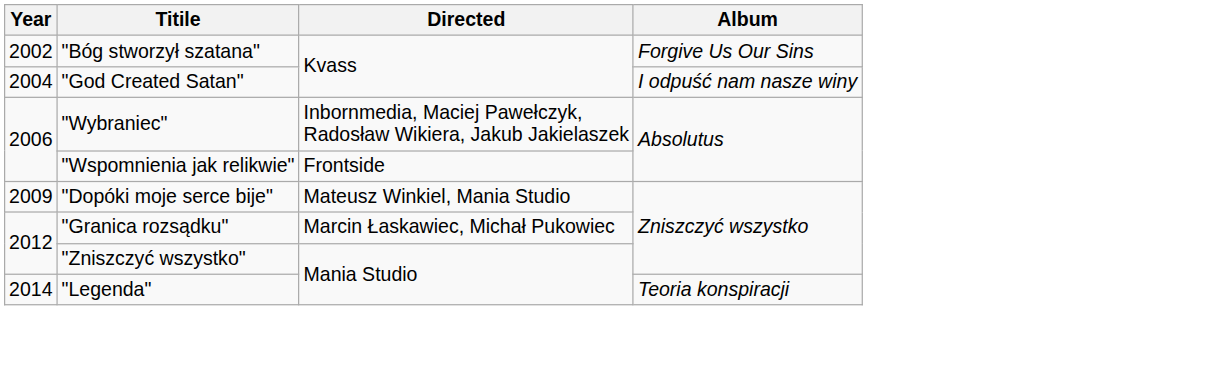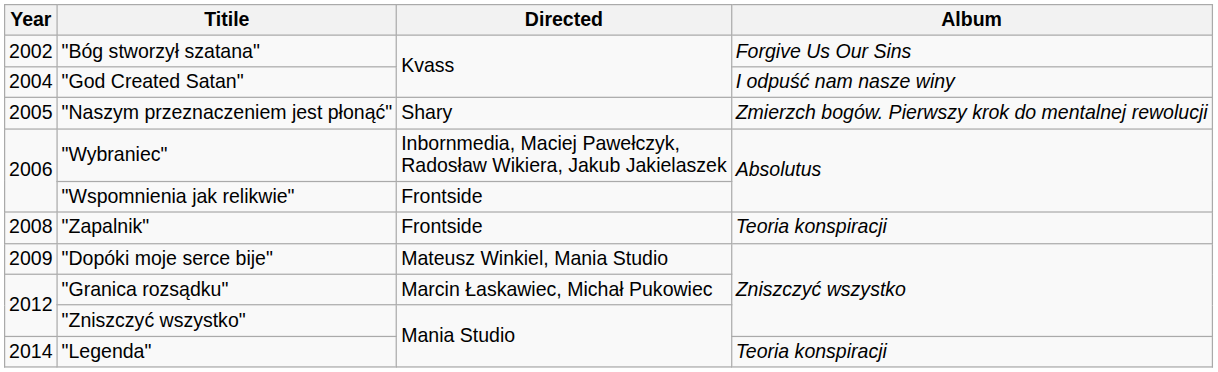+ row: (227, 112)
+ row: (105, 227)
